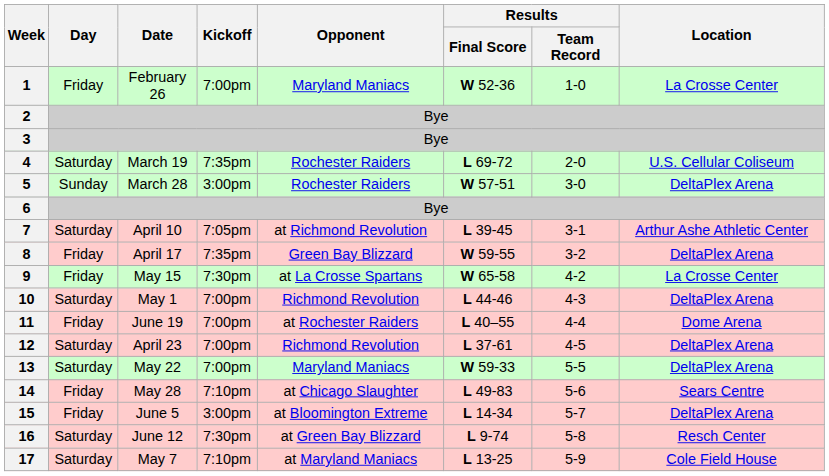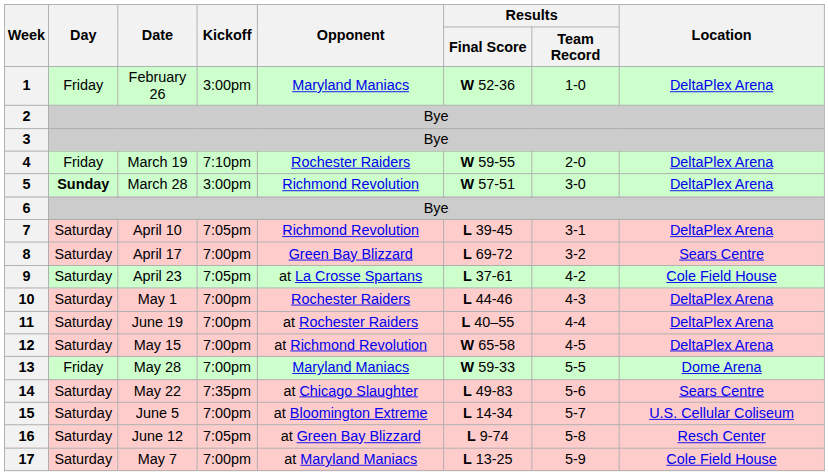(227, 85) 7:00pm -> (227, 85) 3:00pm
(722, 85) La Crosse Center -> (722, 85) DeltaPlex Arena
(83, 162) Saturday -> (83, 162) Friday
(227, 162) 7:35pm -> (227, 162) 7:10pm
(488, 162) L 69-72 -> (488, 162) W 59-55
(722, 162) U.S. Cellular Coliseum -> (722, 162) DeltaPlex Arena
(83, 185) normal -> (83, 185) bold
(351, 185) Rochester Raiders -> (351, 185) Richmond Revolution
(351, 231) at Richmond Revolution -> (351, 231) Richmond Revolution
(722, 231) Arthur Ashe Athletic Center -> (722, 231) DeltaPlex Arena
(83, 253) Friday -> (83, 253) Saturday
(227, 253) 7:35pm -> (227, 253) 7:00pm
(488, 253) W 59-55 -> (488, 253) L 69-72
(722, 253) DeltaPlex Arena -> (722, 253) Sears Centre
(83, 276) Friday -> (83, 276) Saturday
(157, 276) May 15 -> (157, 276) April 23
(227, 276) 7:30pm -> (227, 276) 7:05pm
(488, 276) W 65-58 -> (488, 276) L 37-61
(722, 276) La Crosse Center -> (722, 276) Cole Field House
(351, 299) Richmond Revolution -> (351, 299) Rochester Raiders
(83, 322) Friday -> (83, 322) Saturday
(722, 322) Dome Arena -> (722, 322) DeltaPlex Arena
(157, 345) April 23 -> (157, 345) May 15
(351, 345) Richmond Revolution -> (351, 345) at Richmond Revolution
(488, 345) L 37-61 -> (488, 345) W 65-58
(83, 368) Saturday -> (83, 368) Friday
(157, 368) May 22 -> (157, 368) May 28
(722, 368) DeltaPlex Arena -> (722, 368) Dome Arena
(83, 390) Friday -> (83, 390) Saturday
(157, 390) May 28 -> (157, 390) May 22
(227, 390) 7:10pm -> (227, 390) 7:35pm
(83, 413) Friday -> (83, 413) Saturday
(227, 413) 3:00pm -> (227, 413) 7:00pm
(722, 413) DeltaPlex Arena -> (722, 413) U.S. Cellular Coliseum
(227, 436) 7:30pm -> (227, 436) 7:05pm
(227, 459) 7:10pm -> (227, 459) 7:00pm
